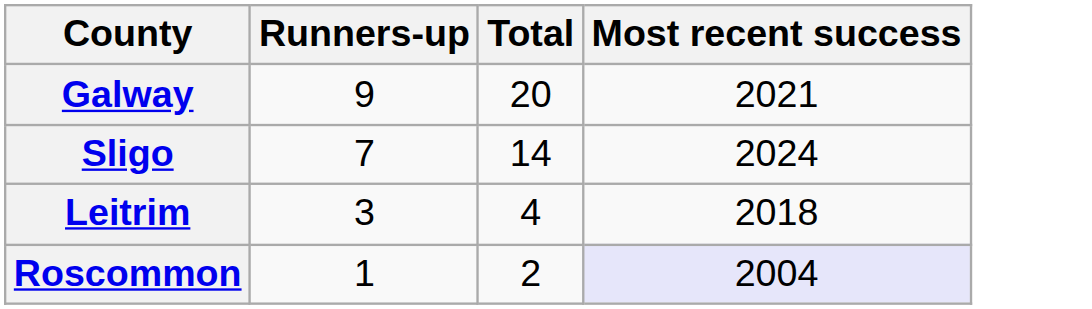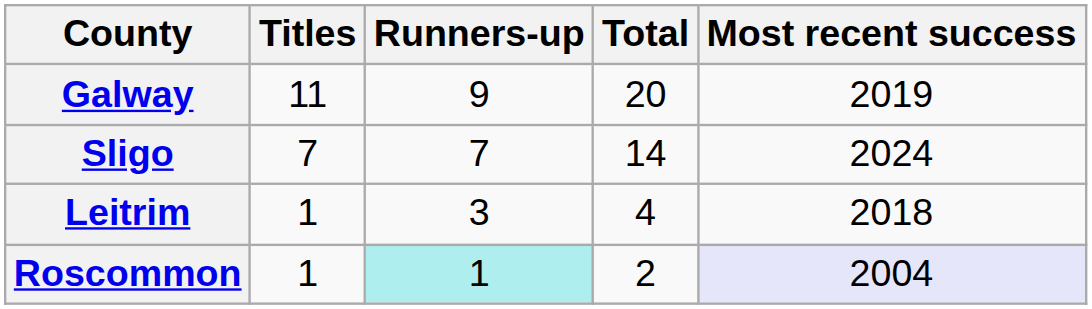+ column: (308, 34)
(777, 93) 2021 -> (891, 93) 2019
(364, 272) no background -> (479, 272) paleturquoise background
